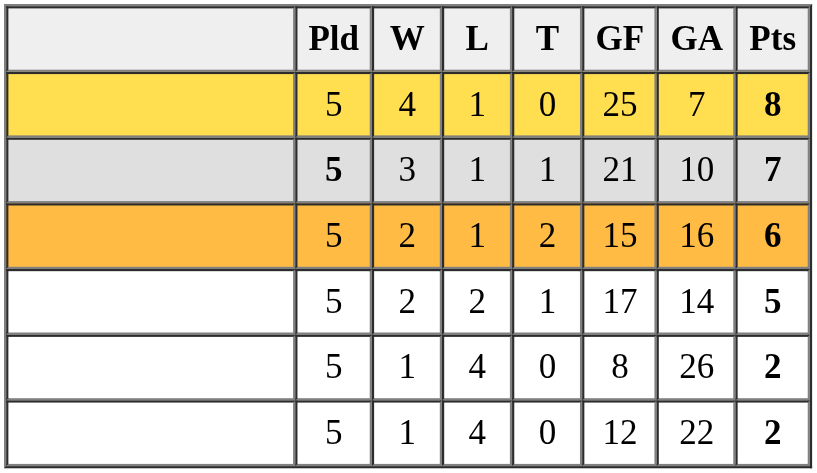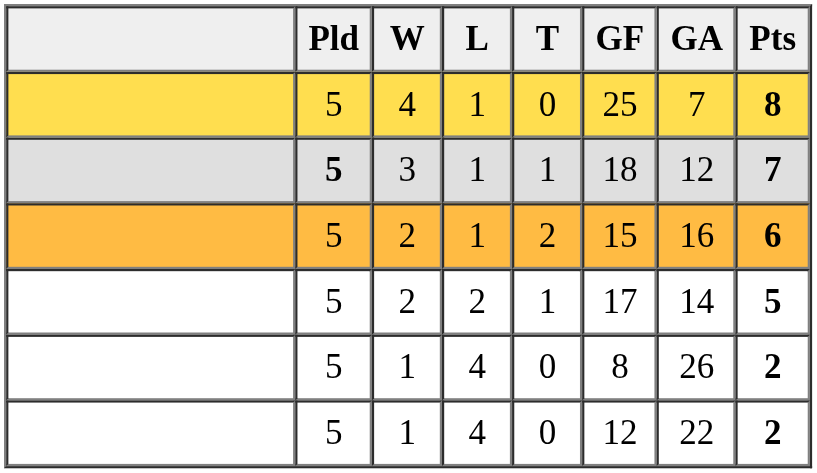(620, 169) 21 -> (620, 169) 18
(697, 169) 10 -> (697, 169) 12
